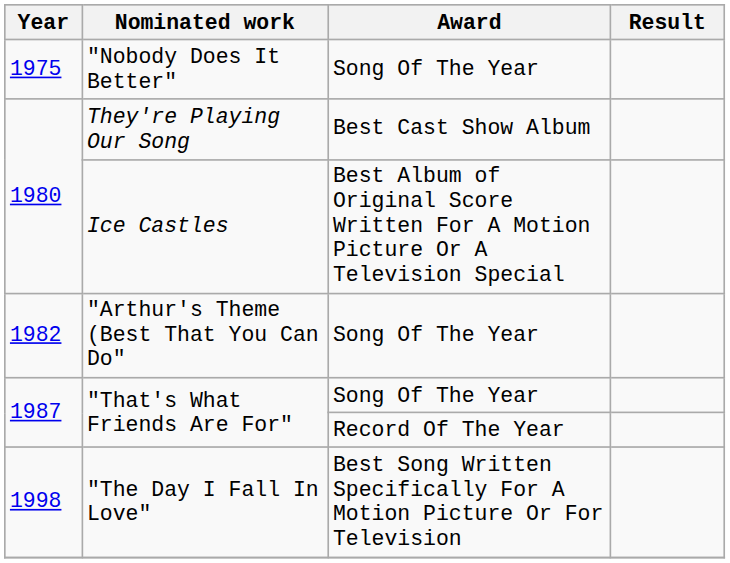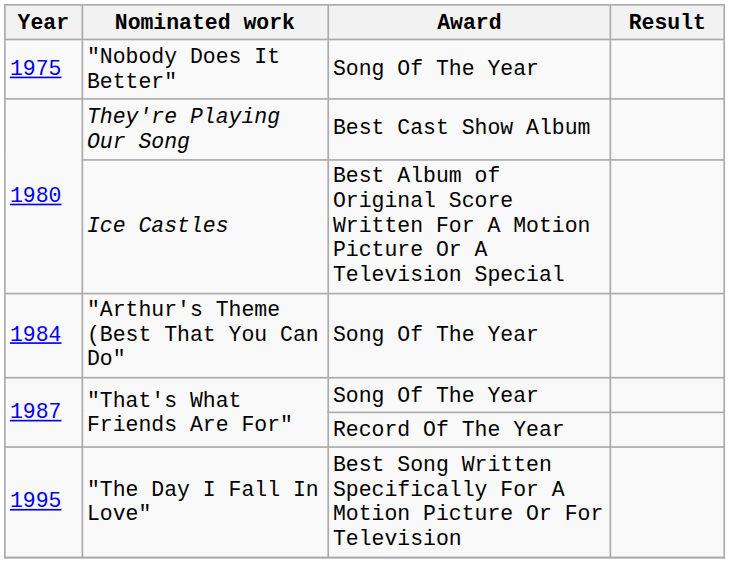(36, 335) 1982 -> (36, 335) 1984
(36, 502) 1998 -> (36, 502) 1995
